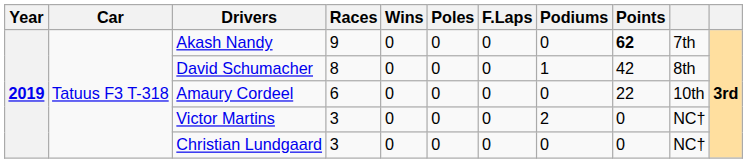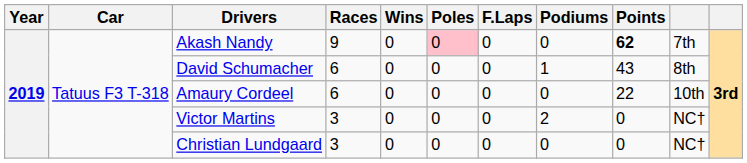(436, 42) no background -> (436, 42) pink background
(334, 68) 8 -> (334, 68) 6
(625, 68) 42 -> (625, 68) 43
